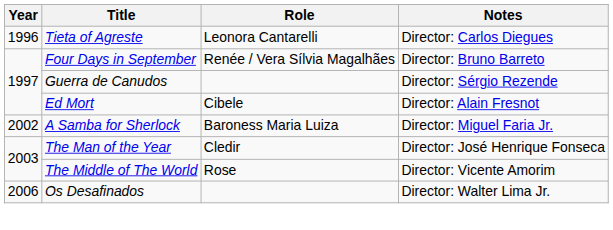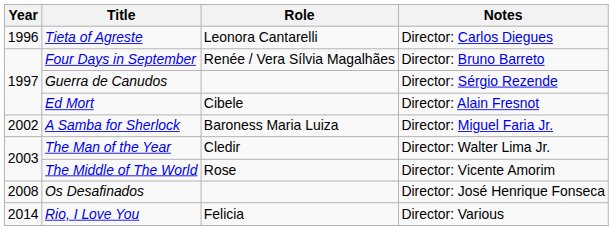(503, 147) Director: José Henrique Fonseca -> (476, 147) Director: Walter Lima Jr.
(23, 192) 2006 -> (23, 192) 2008
(476, 192) Director: Walter Lima Jr. -> (503, 192) Director: José Henrique Fonseca
+ row: (92, 214)
